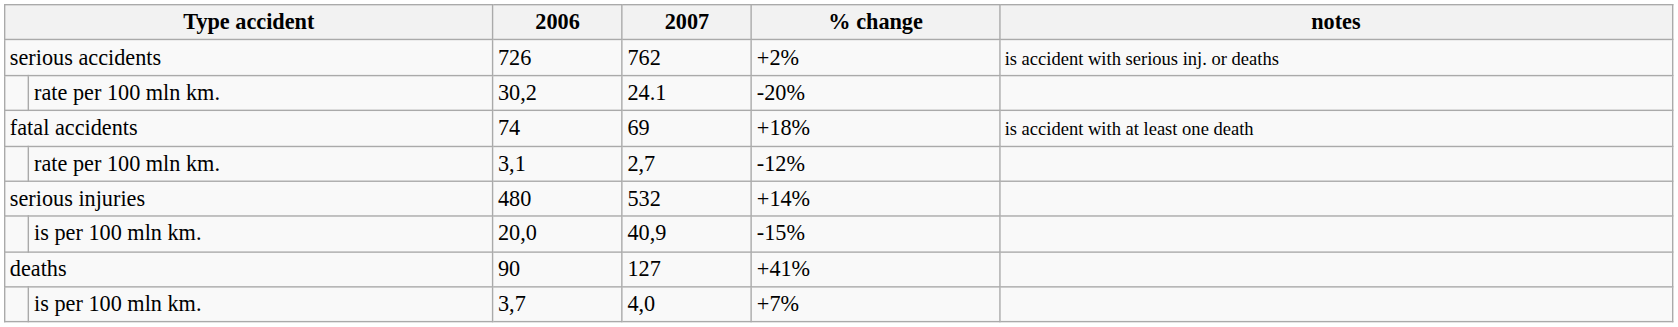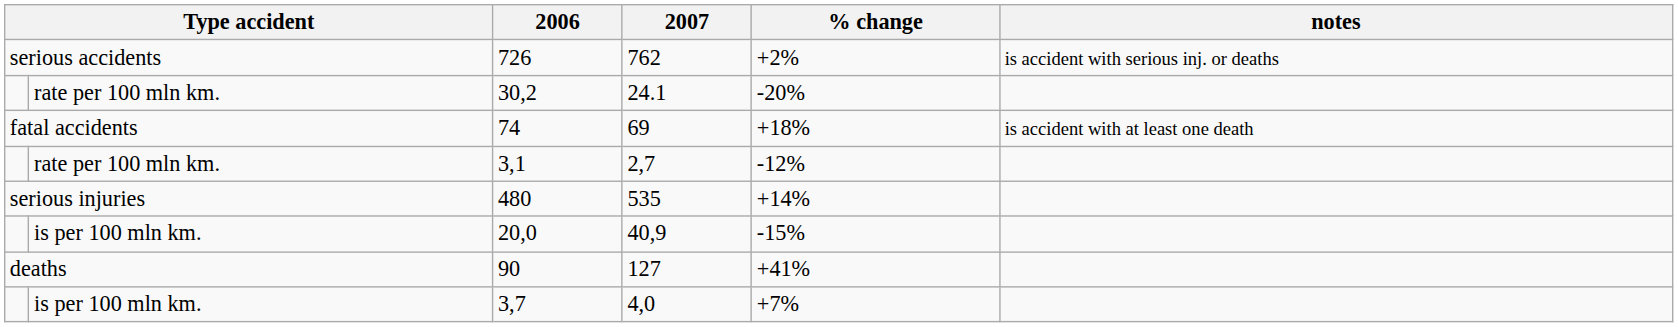(644, 198) 532 -> (644, 198) 535
